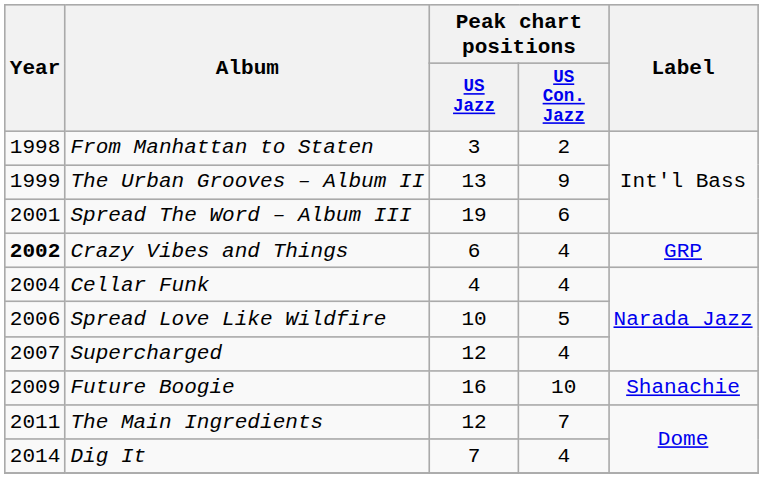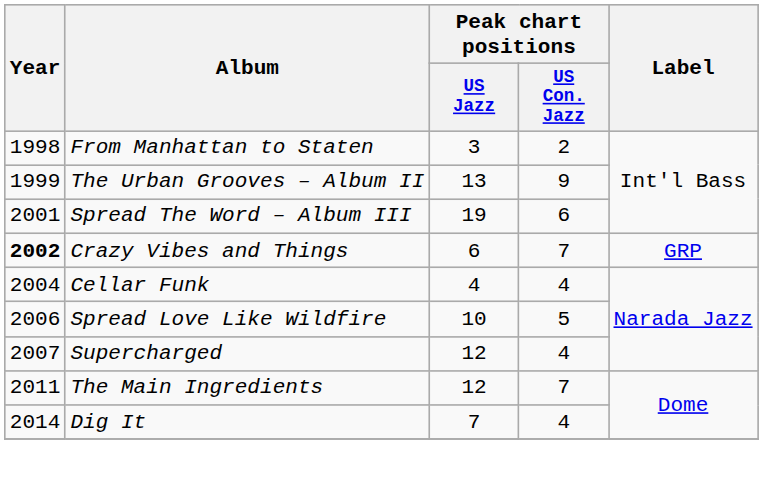(564, 250) 4 -> (564, 250) 7
- row: (153, 388)
